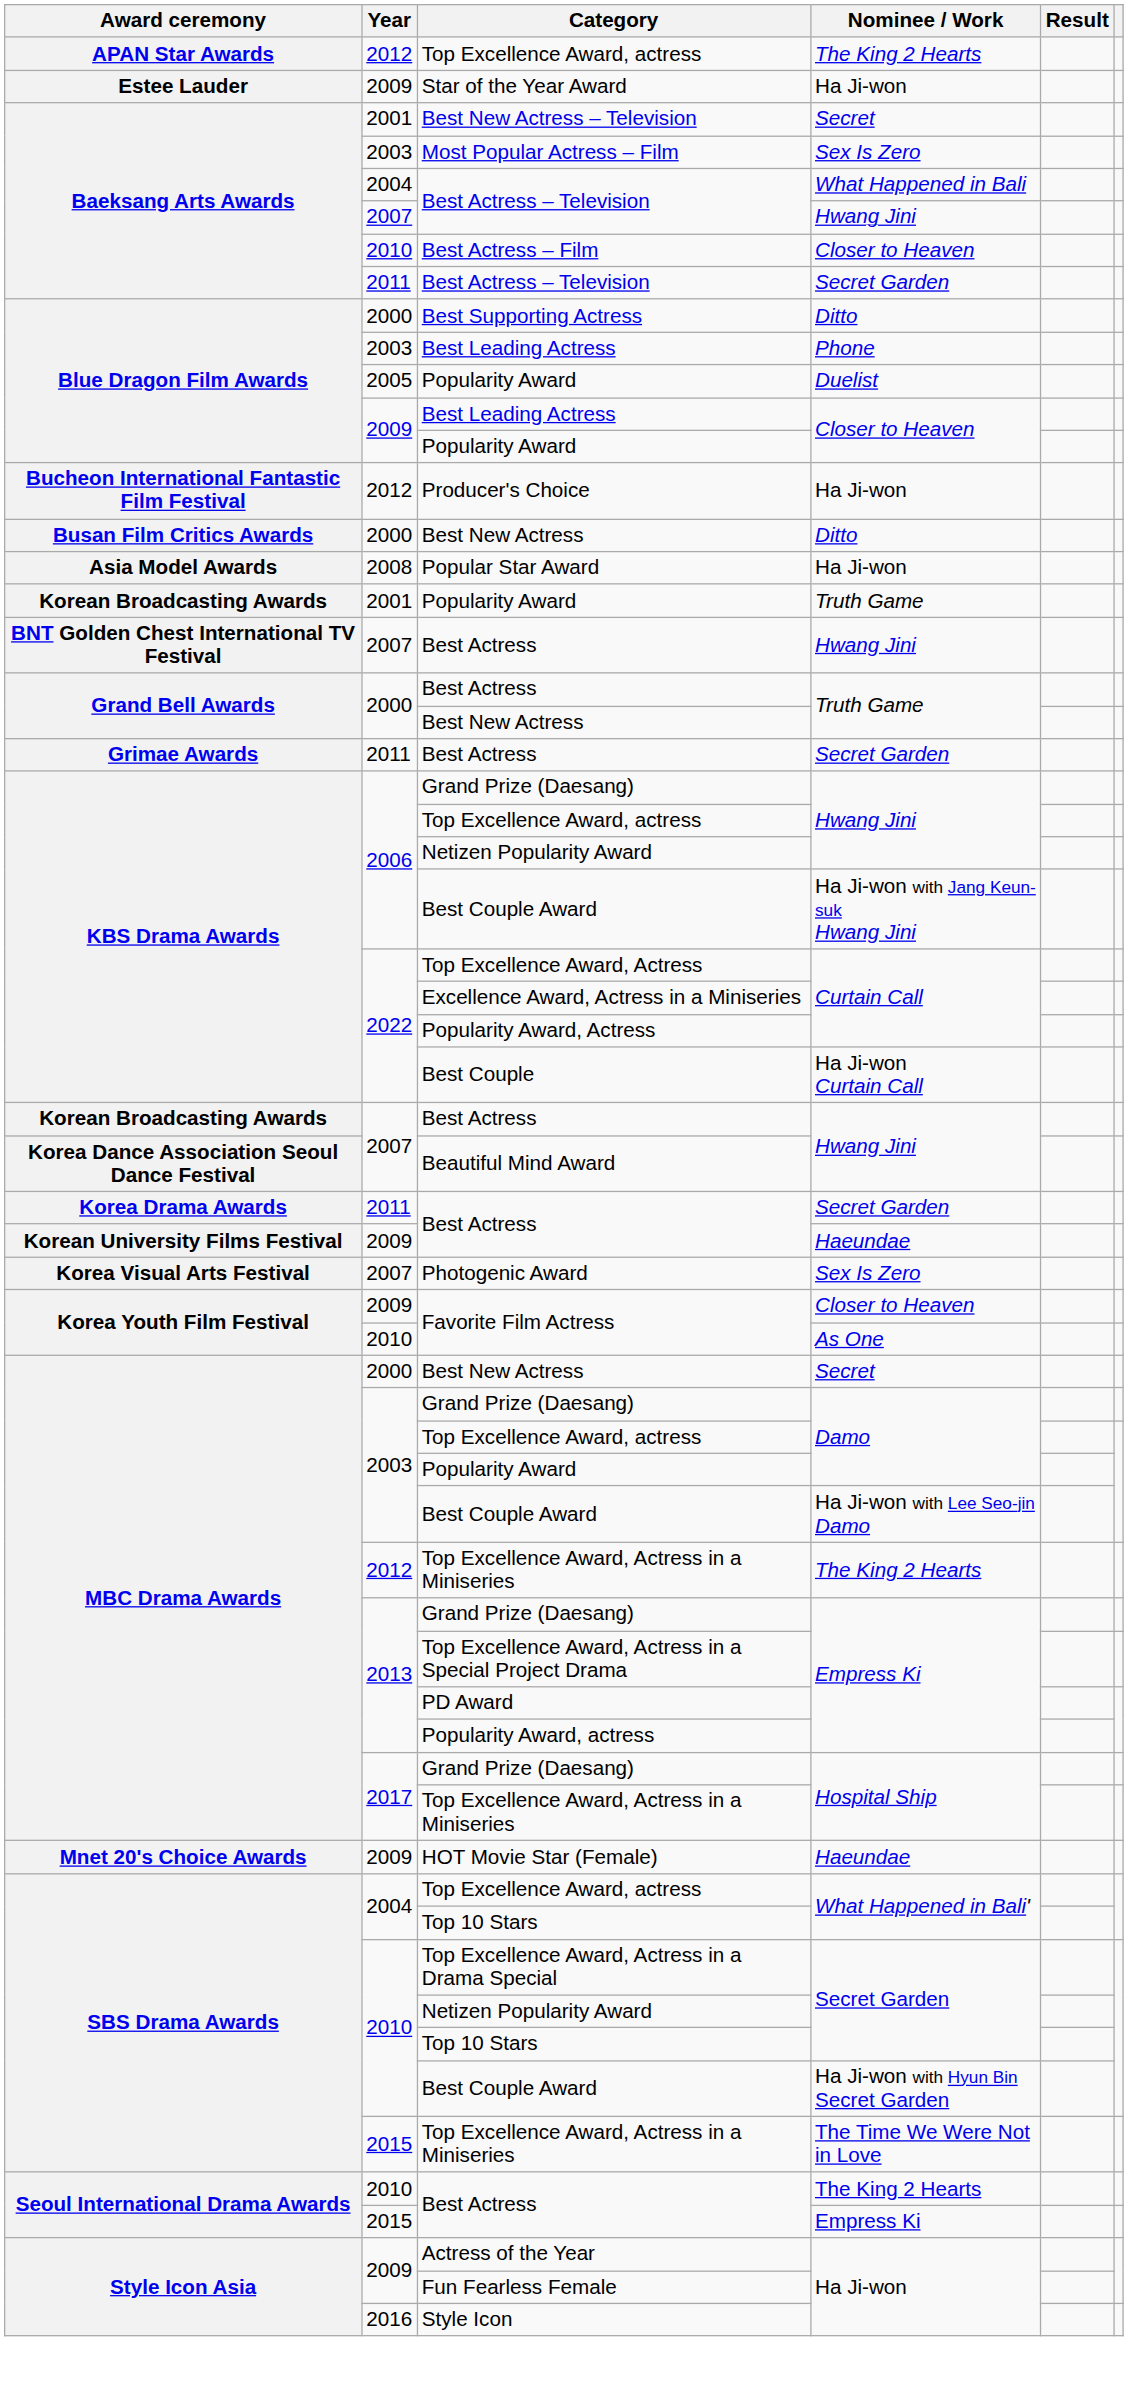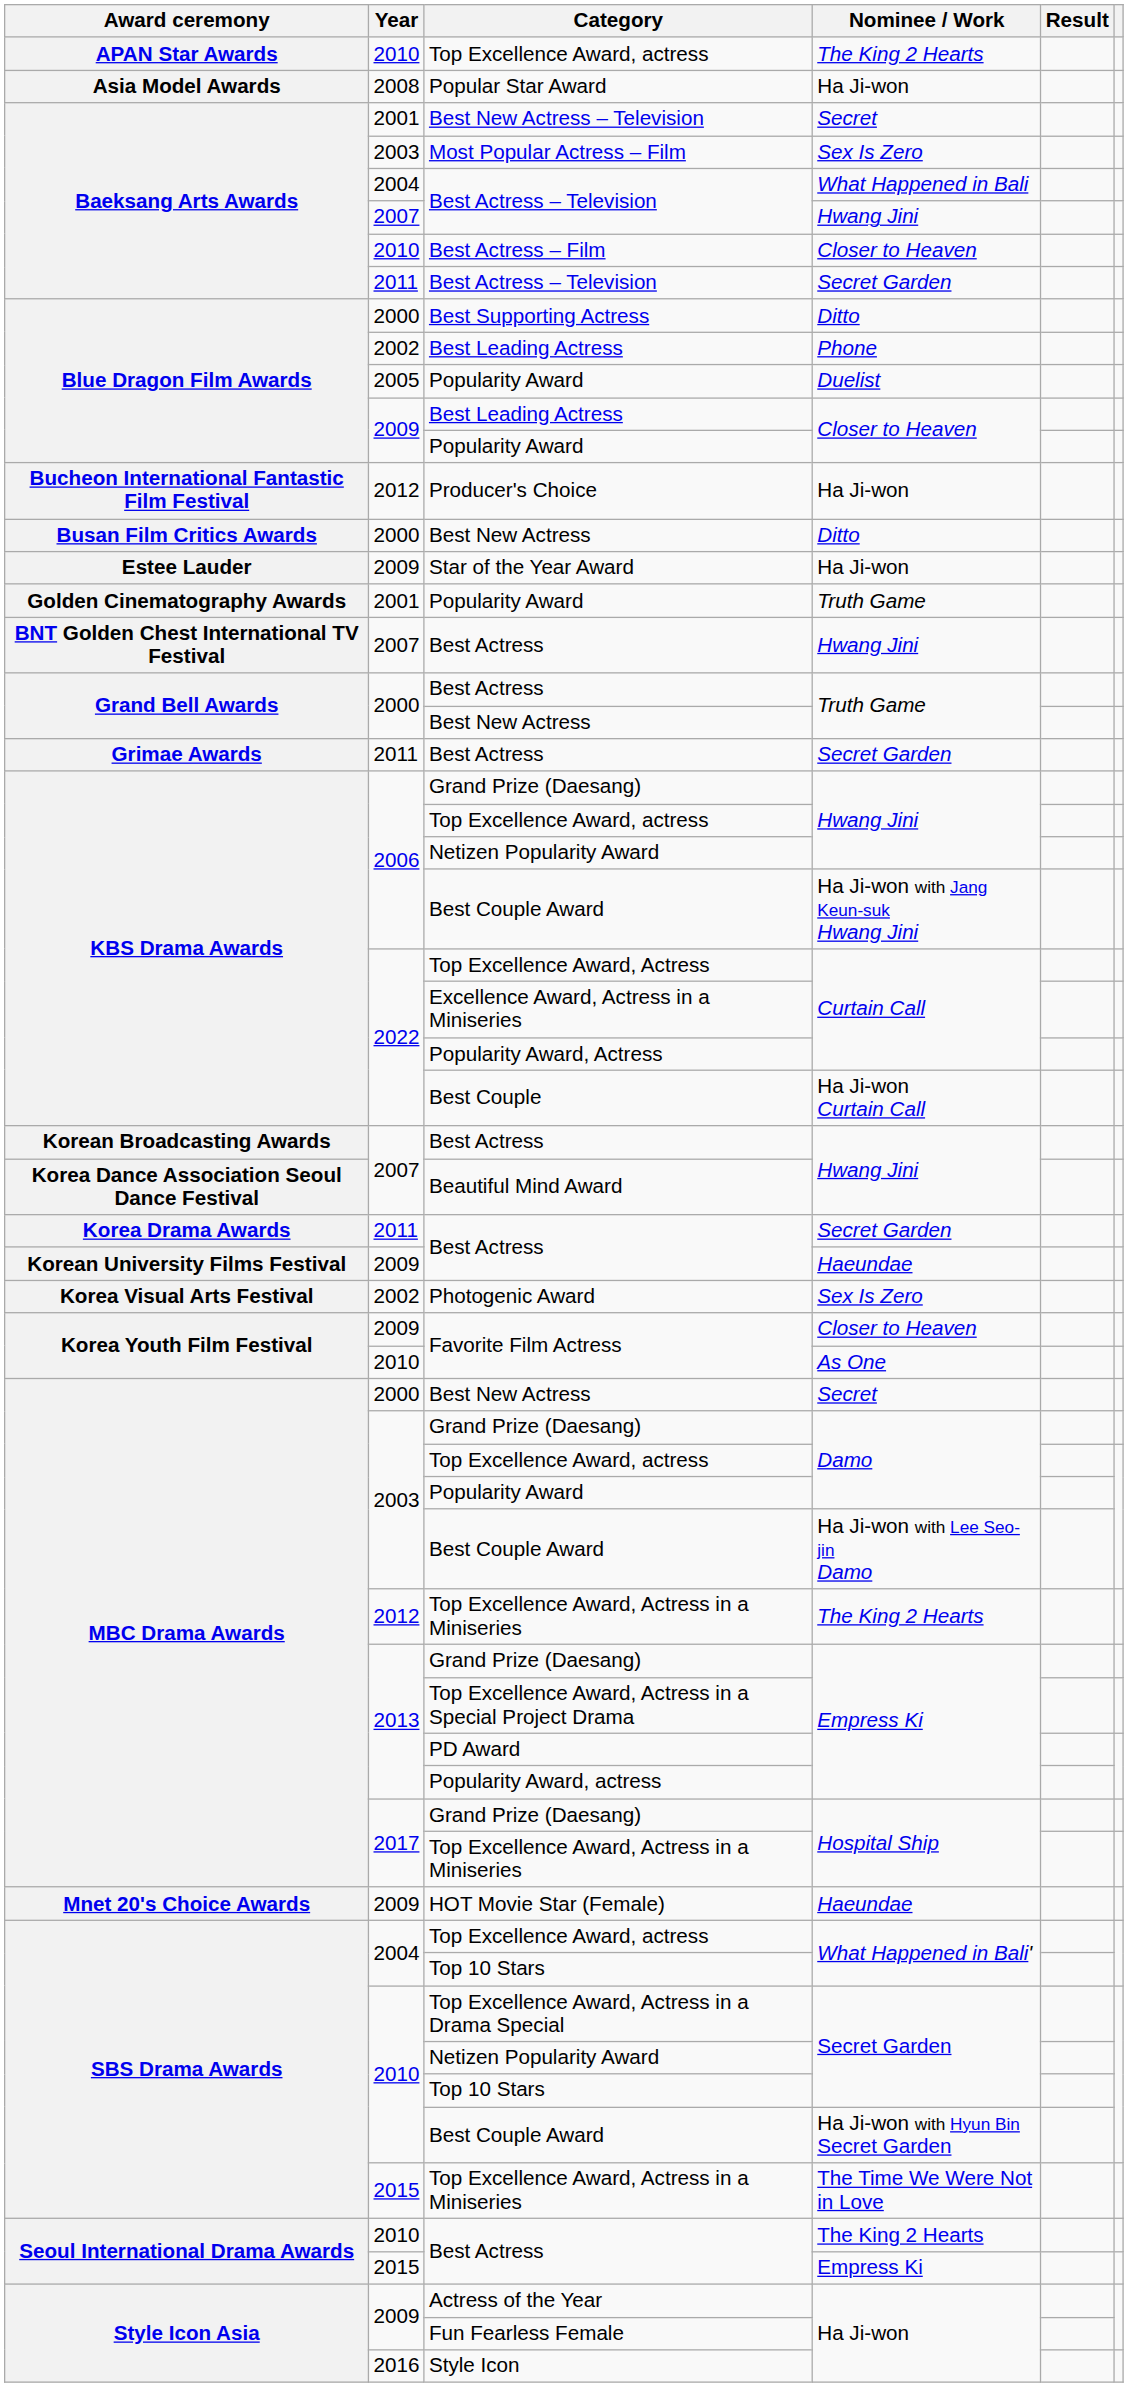(389, 53) 2012 -> (396, 53) 2010
rows swapped: (510, 567) <-> (524, 86)
(389, 348) 2003 -> (396, 348) 2002
(183, 600) Korean Broadcasting Awards -> (187, 600) Golden Cinematography Awards
(389, 1273) 2007 -> (396, 1296) 2002
